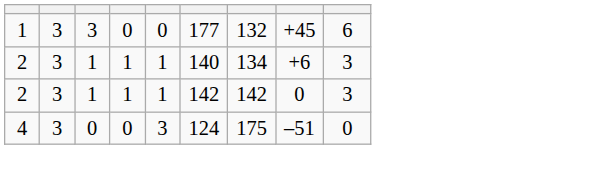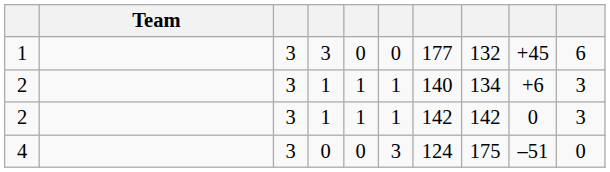+ column: (156, 20)
